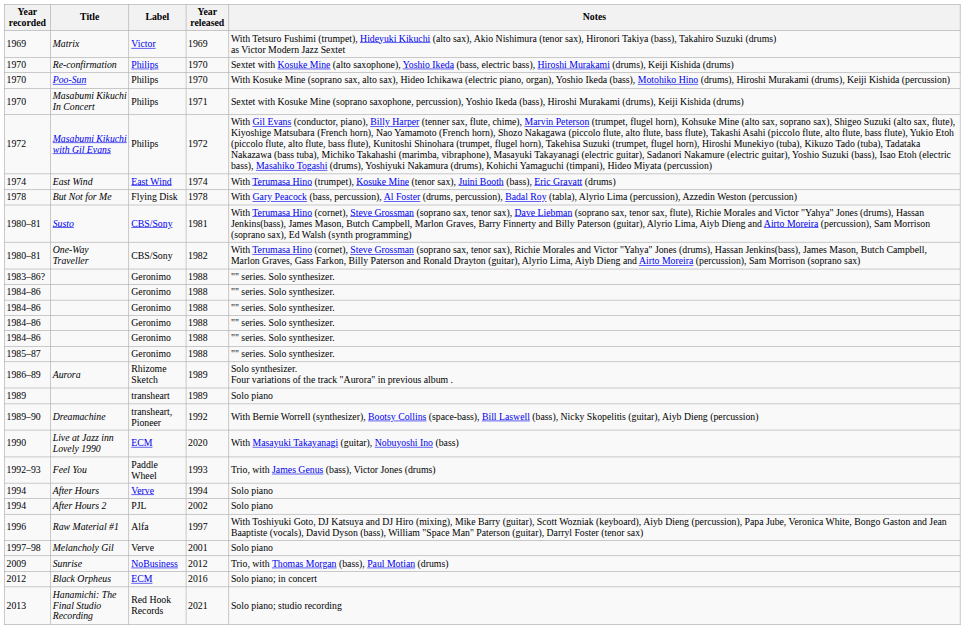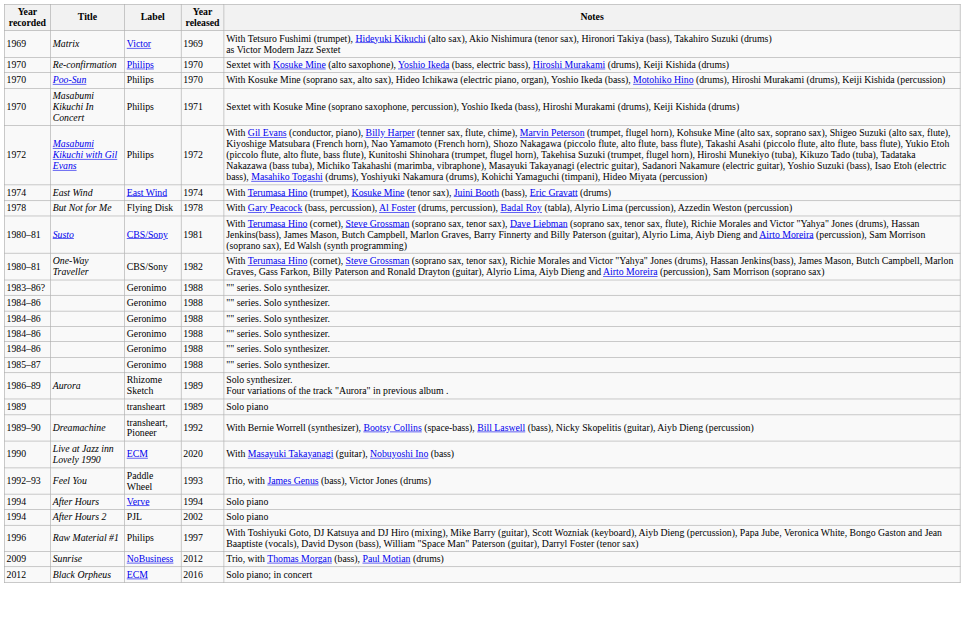(140, 527) Alfa -> (140, 538) Philips
- row: (24, 548)
- row: (16, 605)
